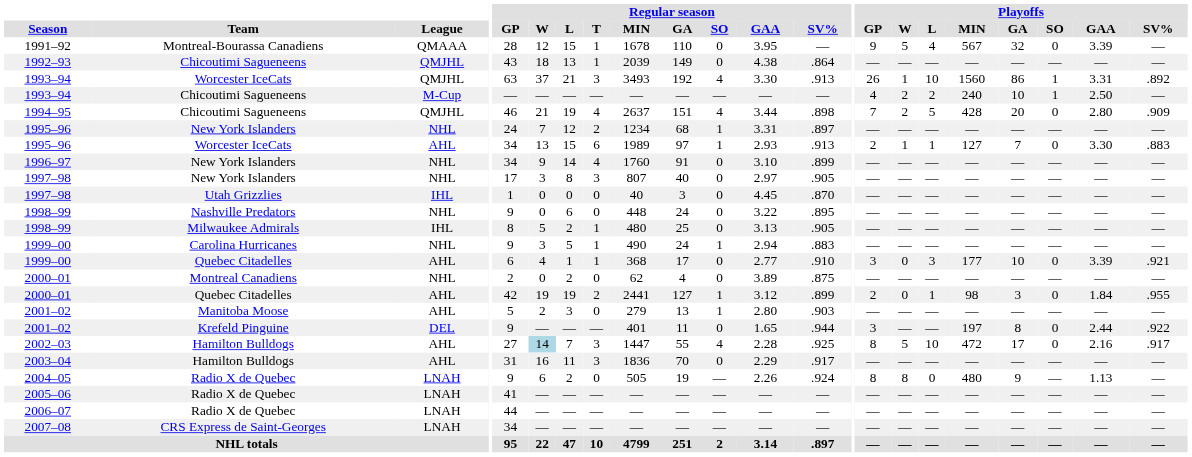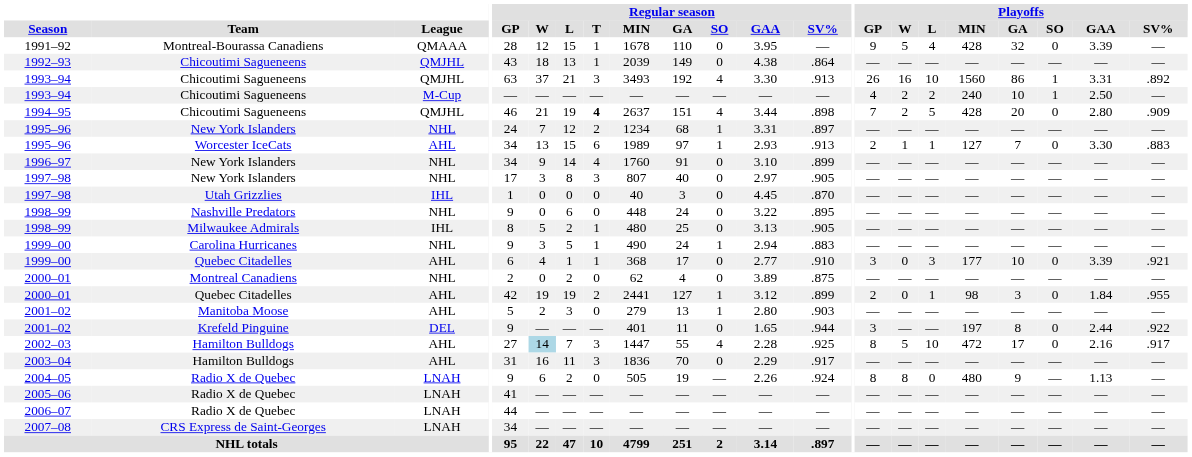(972, 45) 567 -> (972, 45) 428
(243, 78) Worcester IceCats -> (243, 78) Chicoutimi Sagueneens
(905, 78) 1 -> (905, 78) 16
(597, 111) normal -> (597, 111) bold
